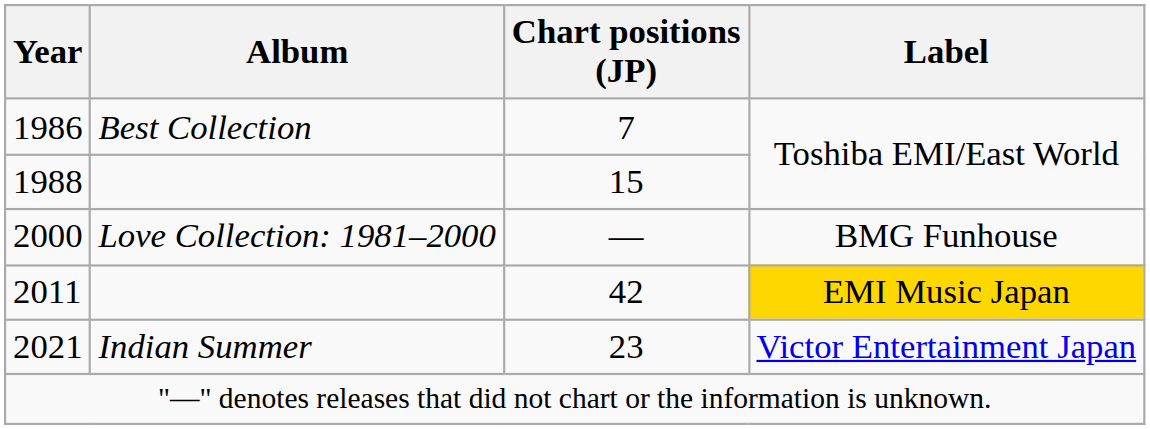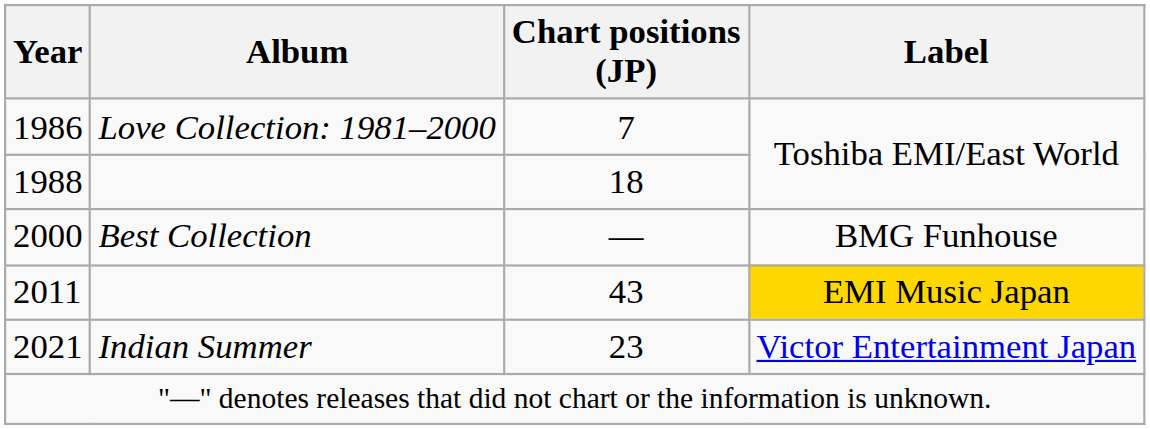(205, 126) Best Collection -> (297, 126) Love Collection: 1981–2000
(626, 181) 15 -> (626, 181) 18
(297, 236) Love Collection: 1981–2000 -> (205, 236) Best Collection
(626, 291) 42 -> (626, 291) 43
